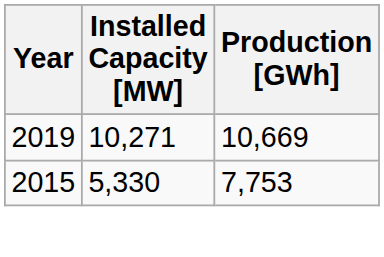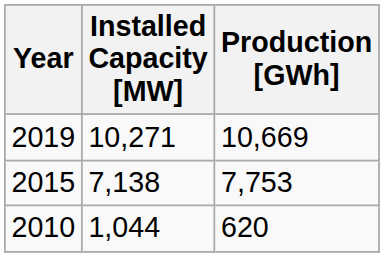(124, 182) 5,330 -> (124, 182) 7,138
+ row: (43, 227)
